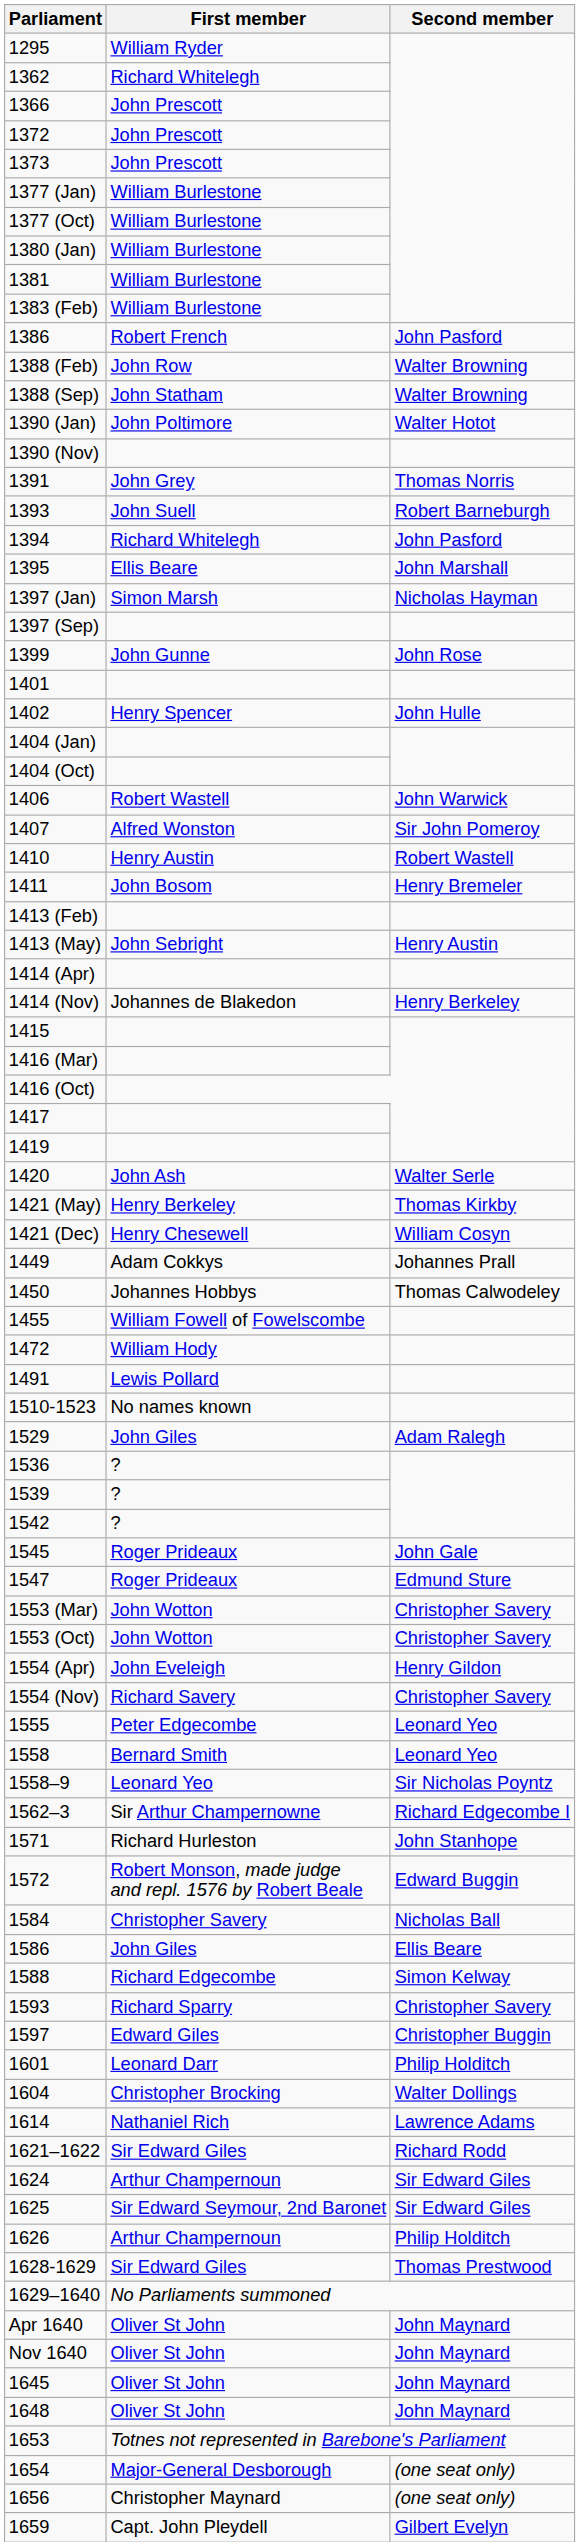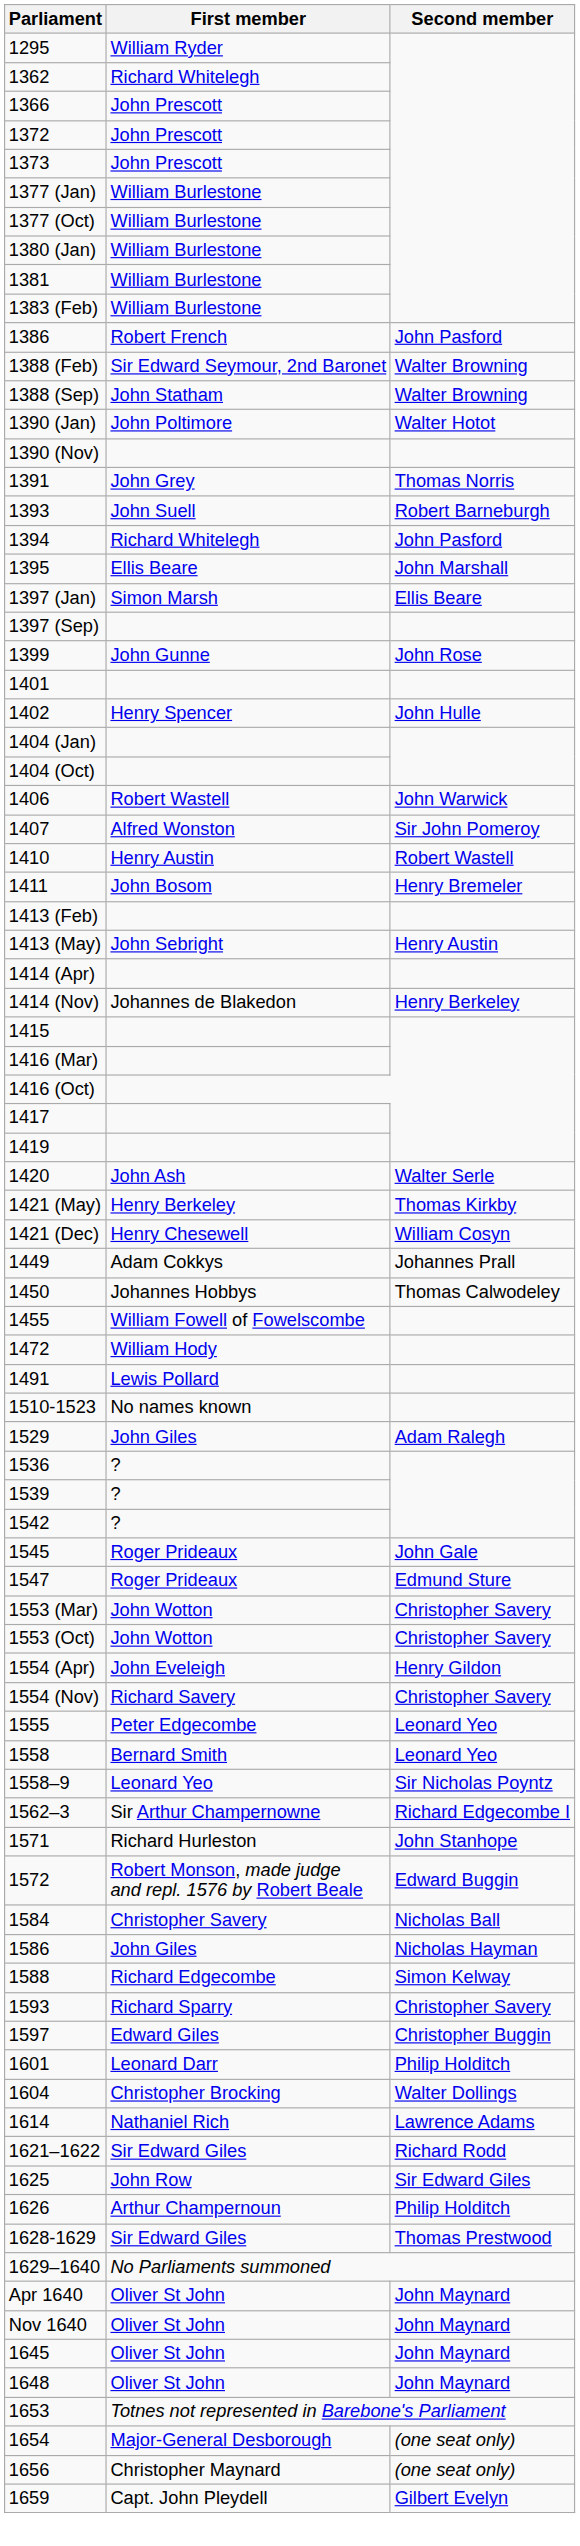(151, 366) John Row -> (248, 366) Sir Edward Seymour, 2nd Baronet
(466, 597) Nicholas Hayman -> (438, 597) Ellis Beare
(438, 1948) Ellis Beare -> (466, 1948) Nicholas Hayman
- row: (29, 2180)
(248, 2209) Sir Edward Seymour, 2nd Baronet -> (151, 2180) John Row
